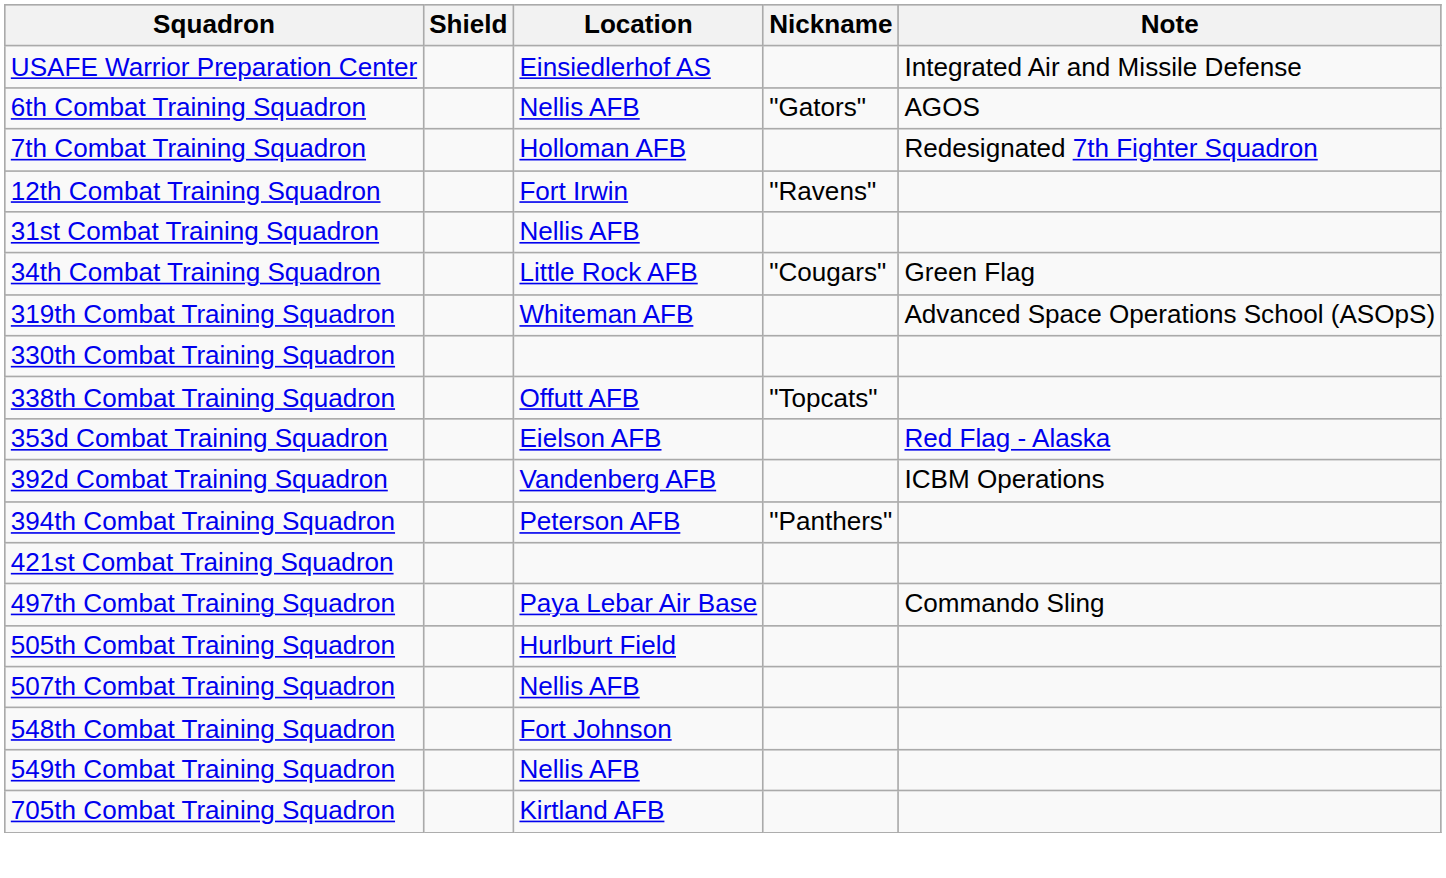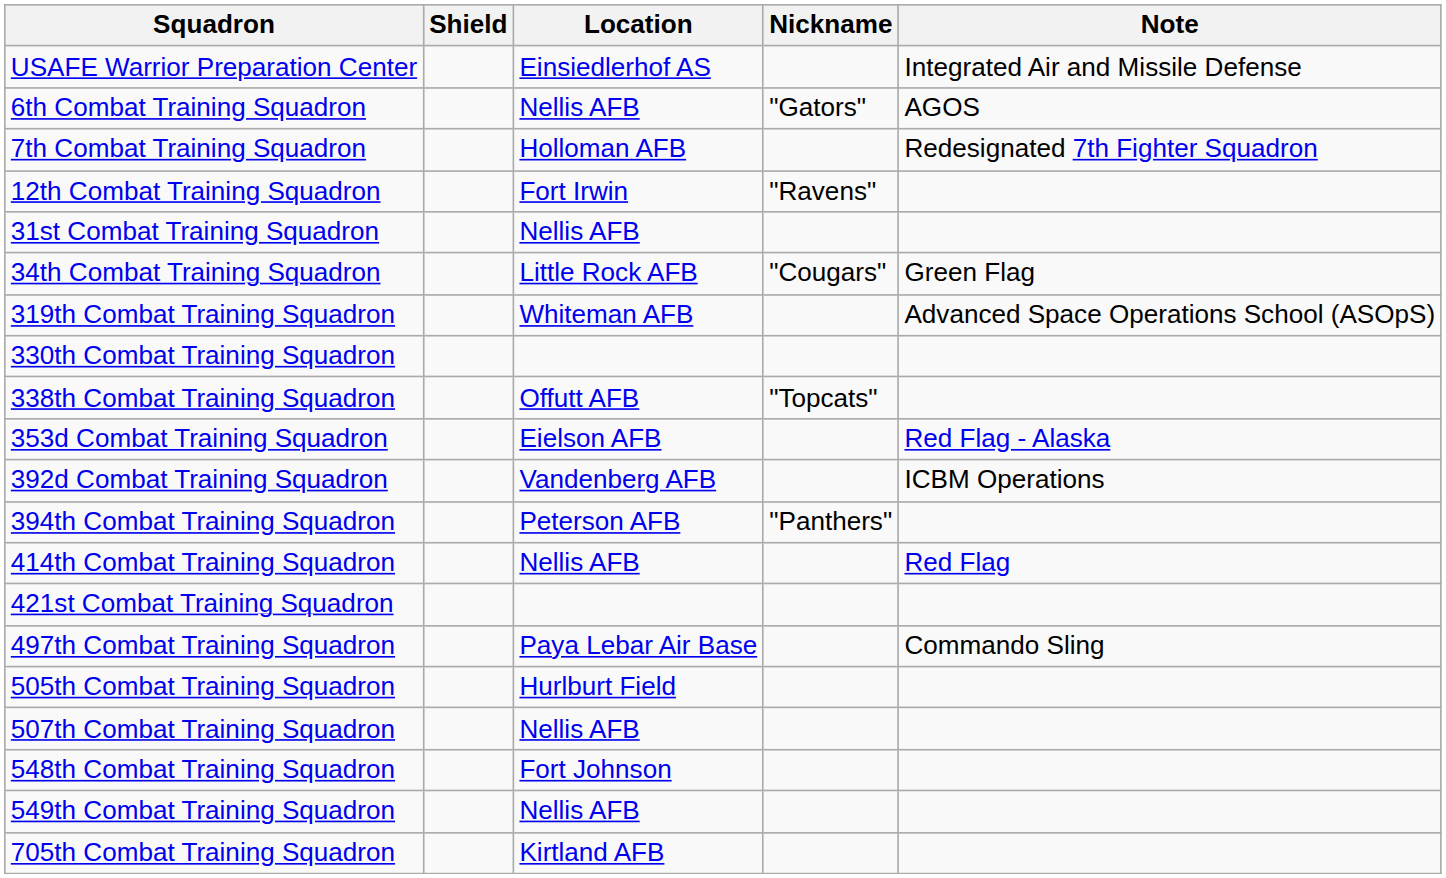+ row: (203, 562)
